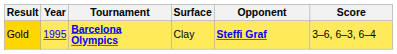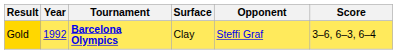(55, 35) 1995 -> (55, 35) 1992
(242, 35) bold -> (240, 35) normal
